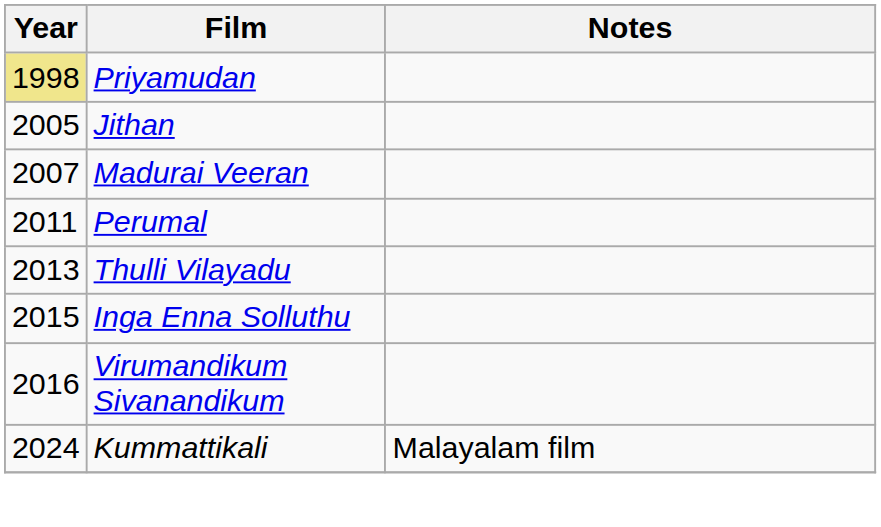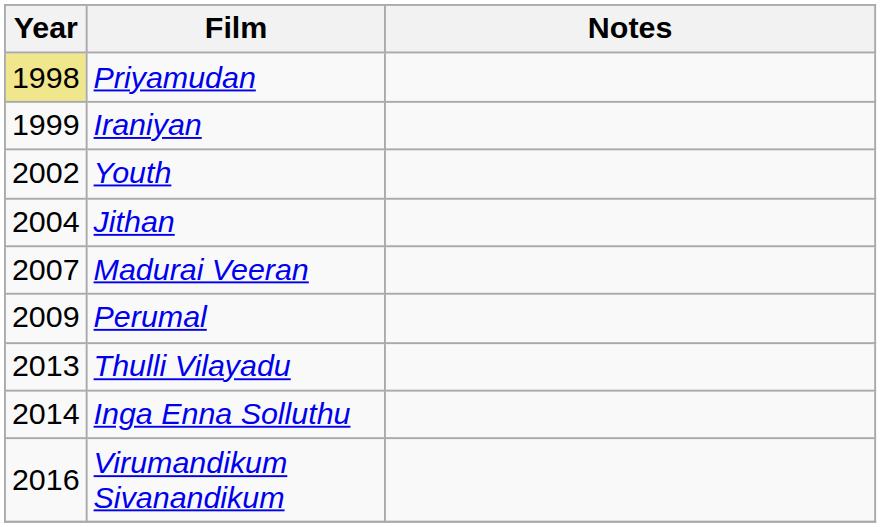+ row: (148, 125)
+ row: (132, 173)
(46, 125) 2005 -> (46, 221) 2004
(45, 221) 2011 -> (46, 317) 2009
(46, 317) 2015 -> (46, 414) 2014
- row: (181, 448)
